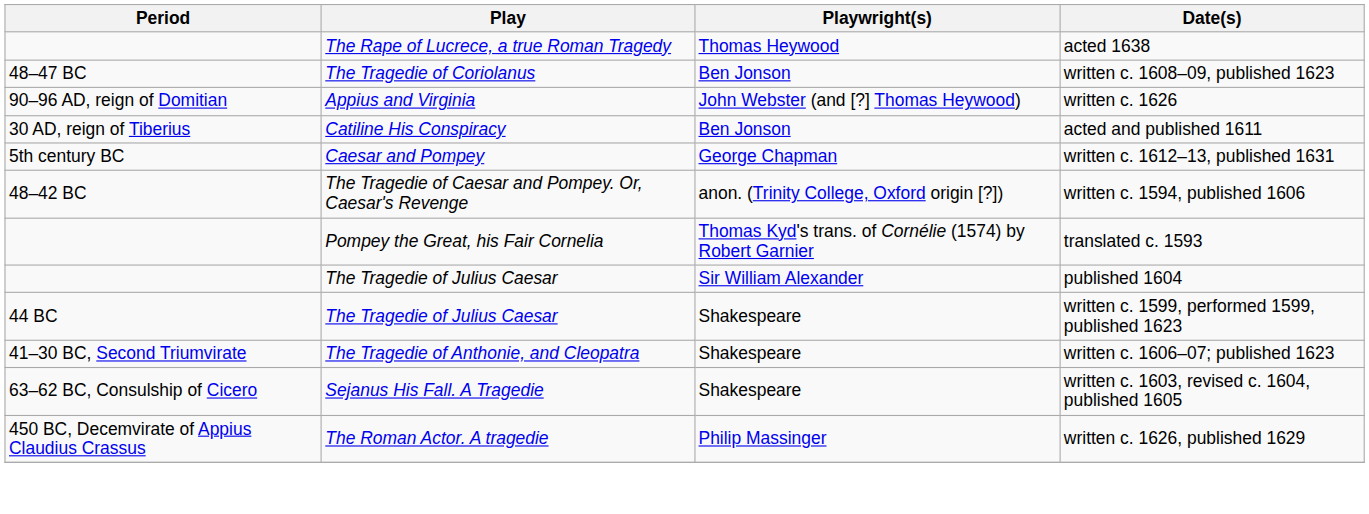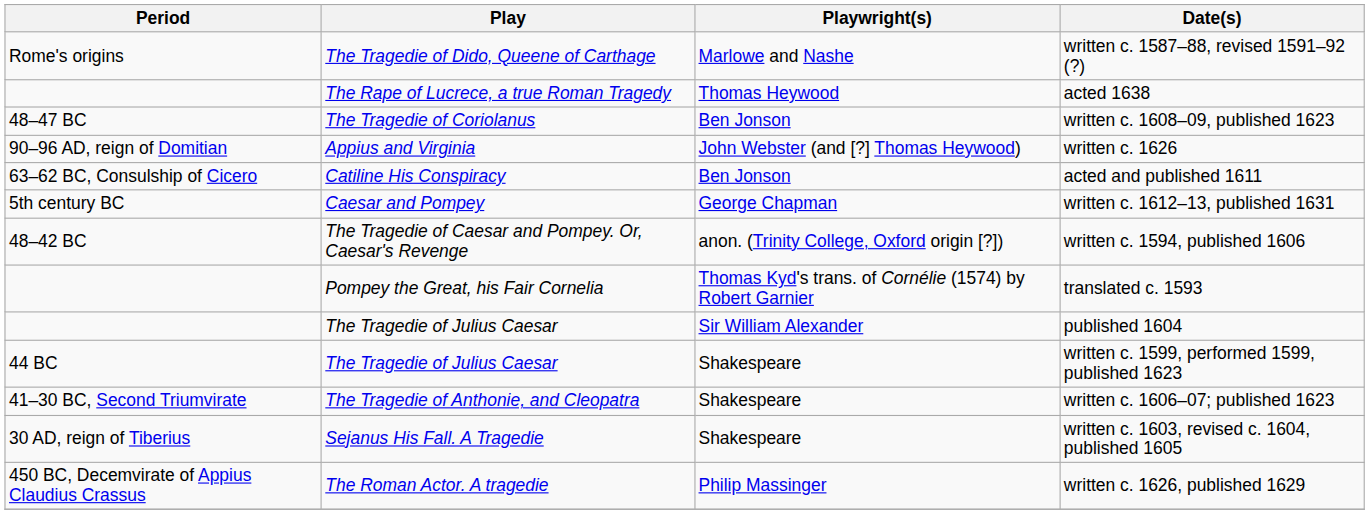+ row: (1204, 55)
(100, 128) 30 AD, reign of Tiberius -> (133, 176) 63–62 BC, Consulship of Cicero
(133, 391) 63–62 BC, Consulship of Cicero -> (100, 438) 30 AD, reign of Tiberius
